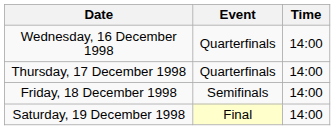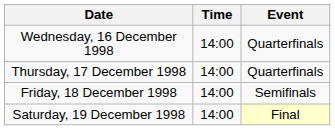columns swapped: (306, 15) <-> (238, 15)
